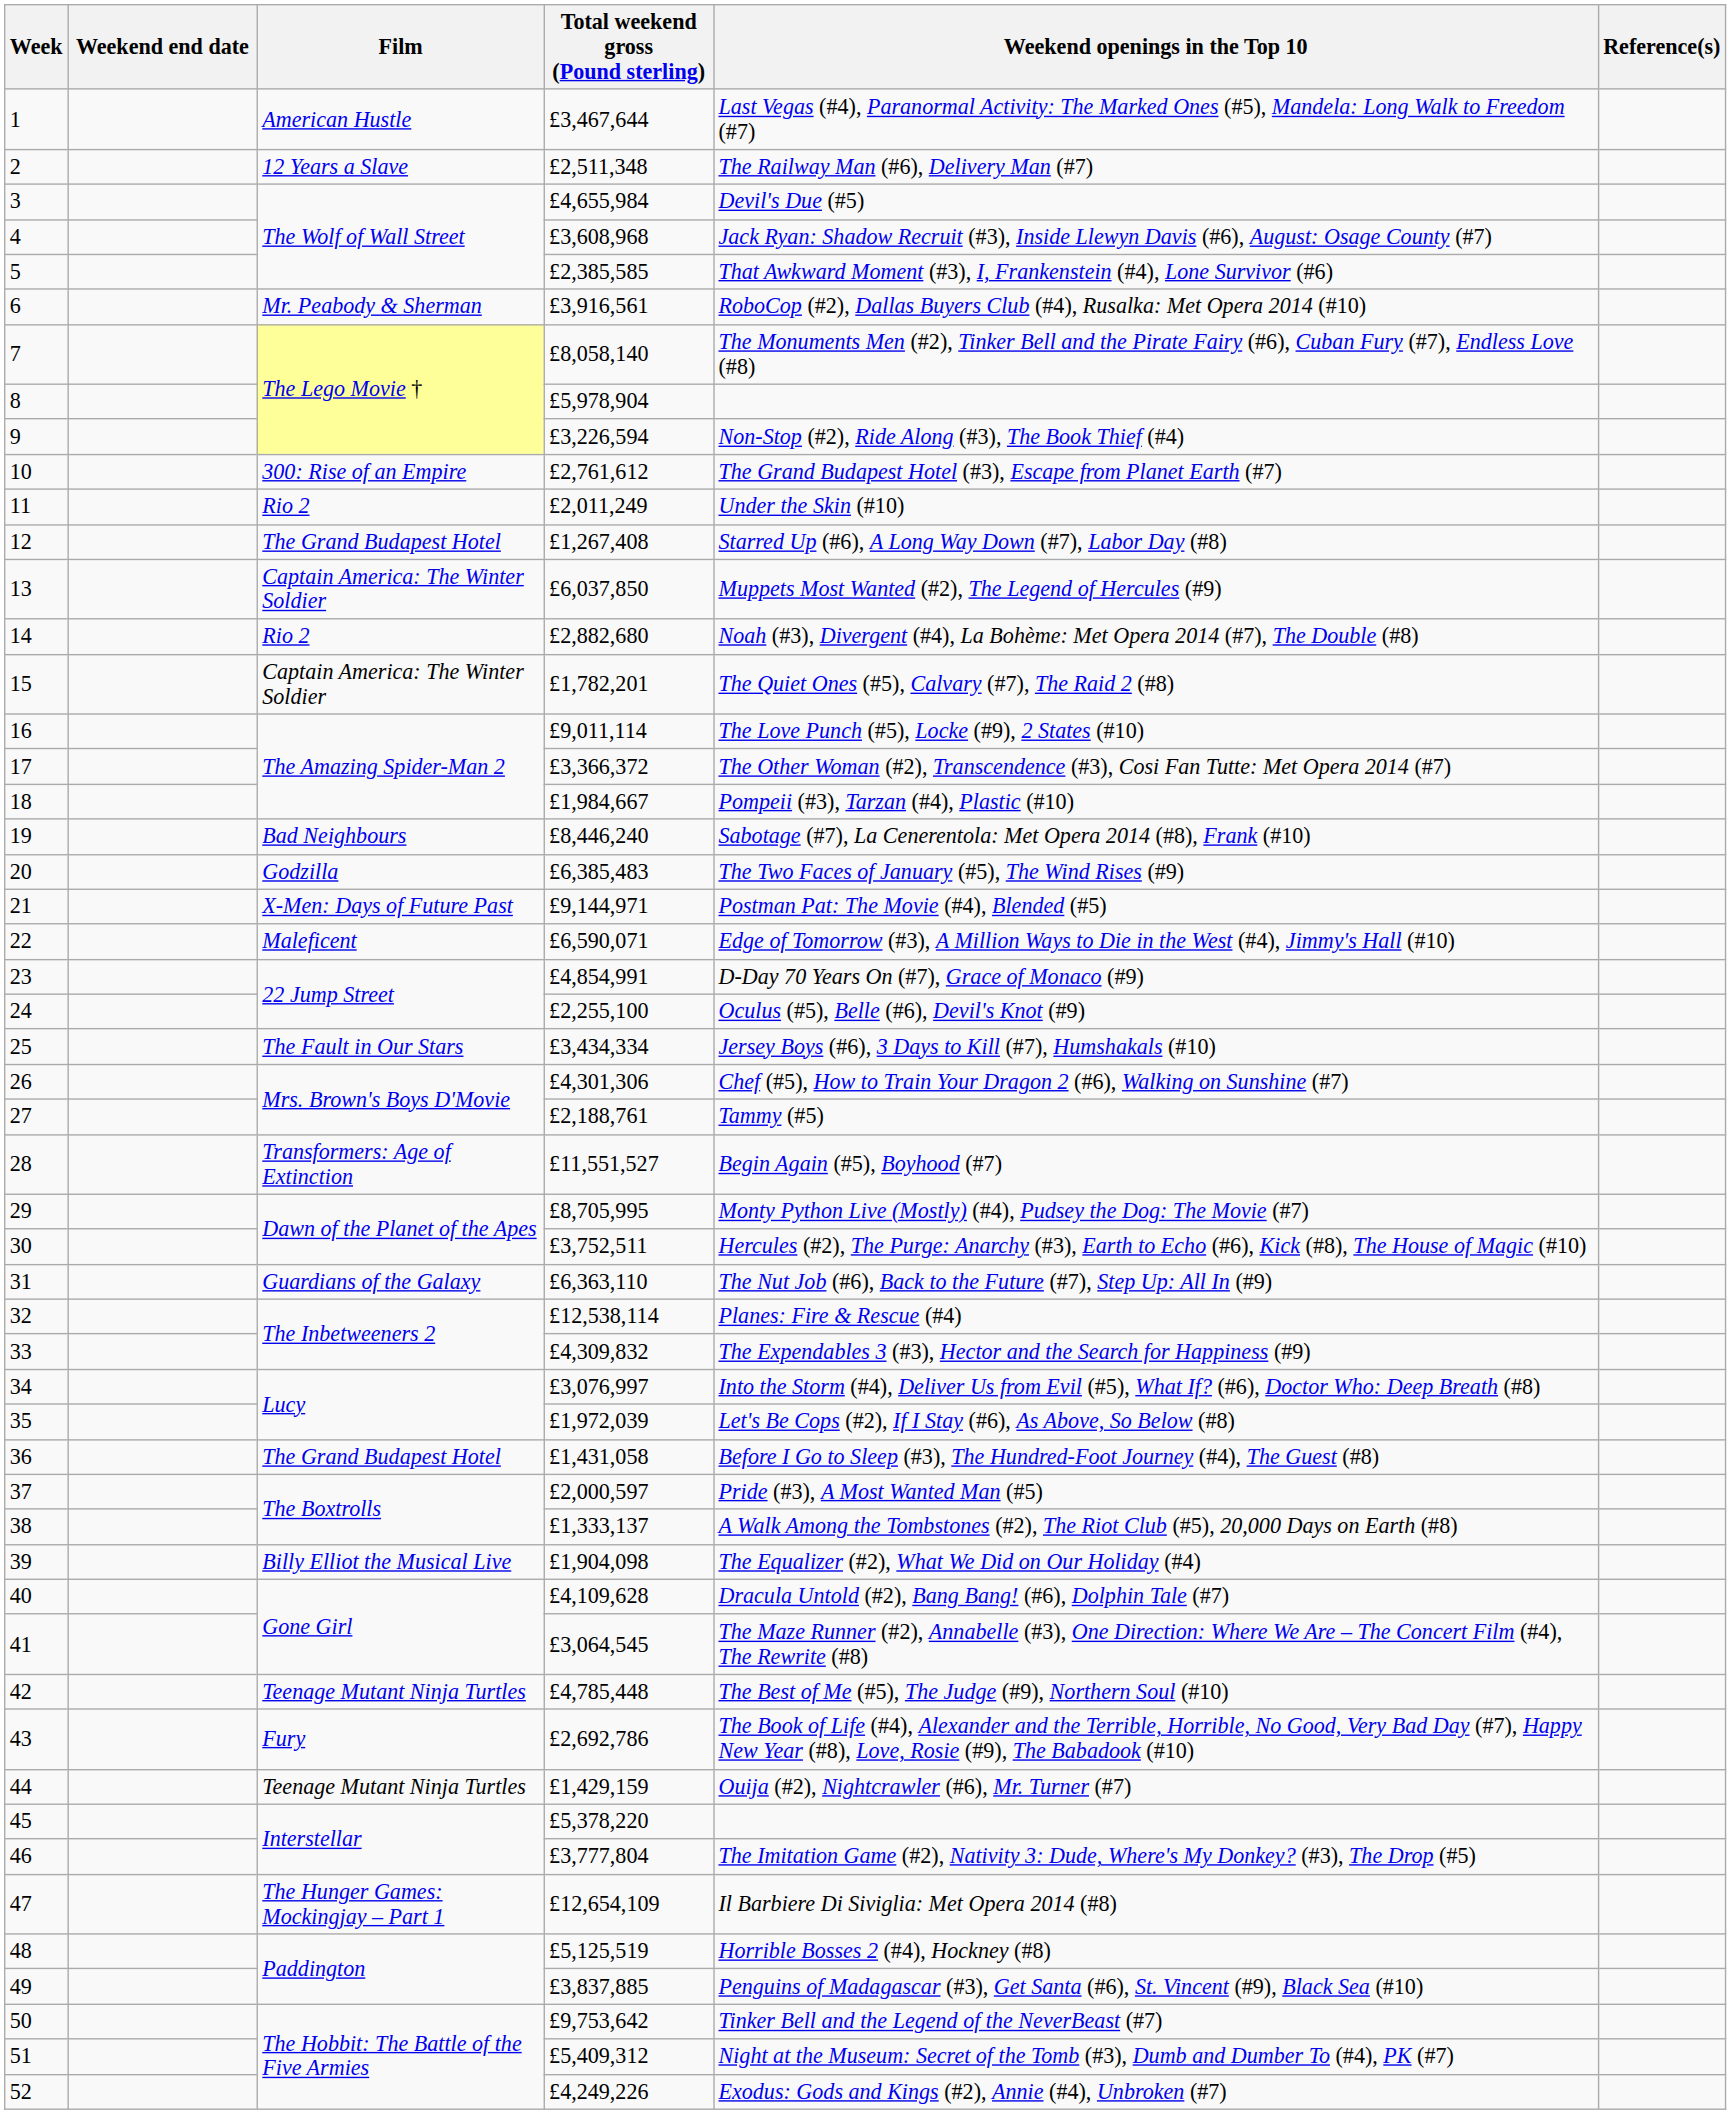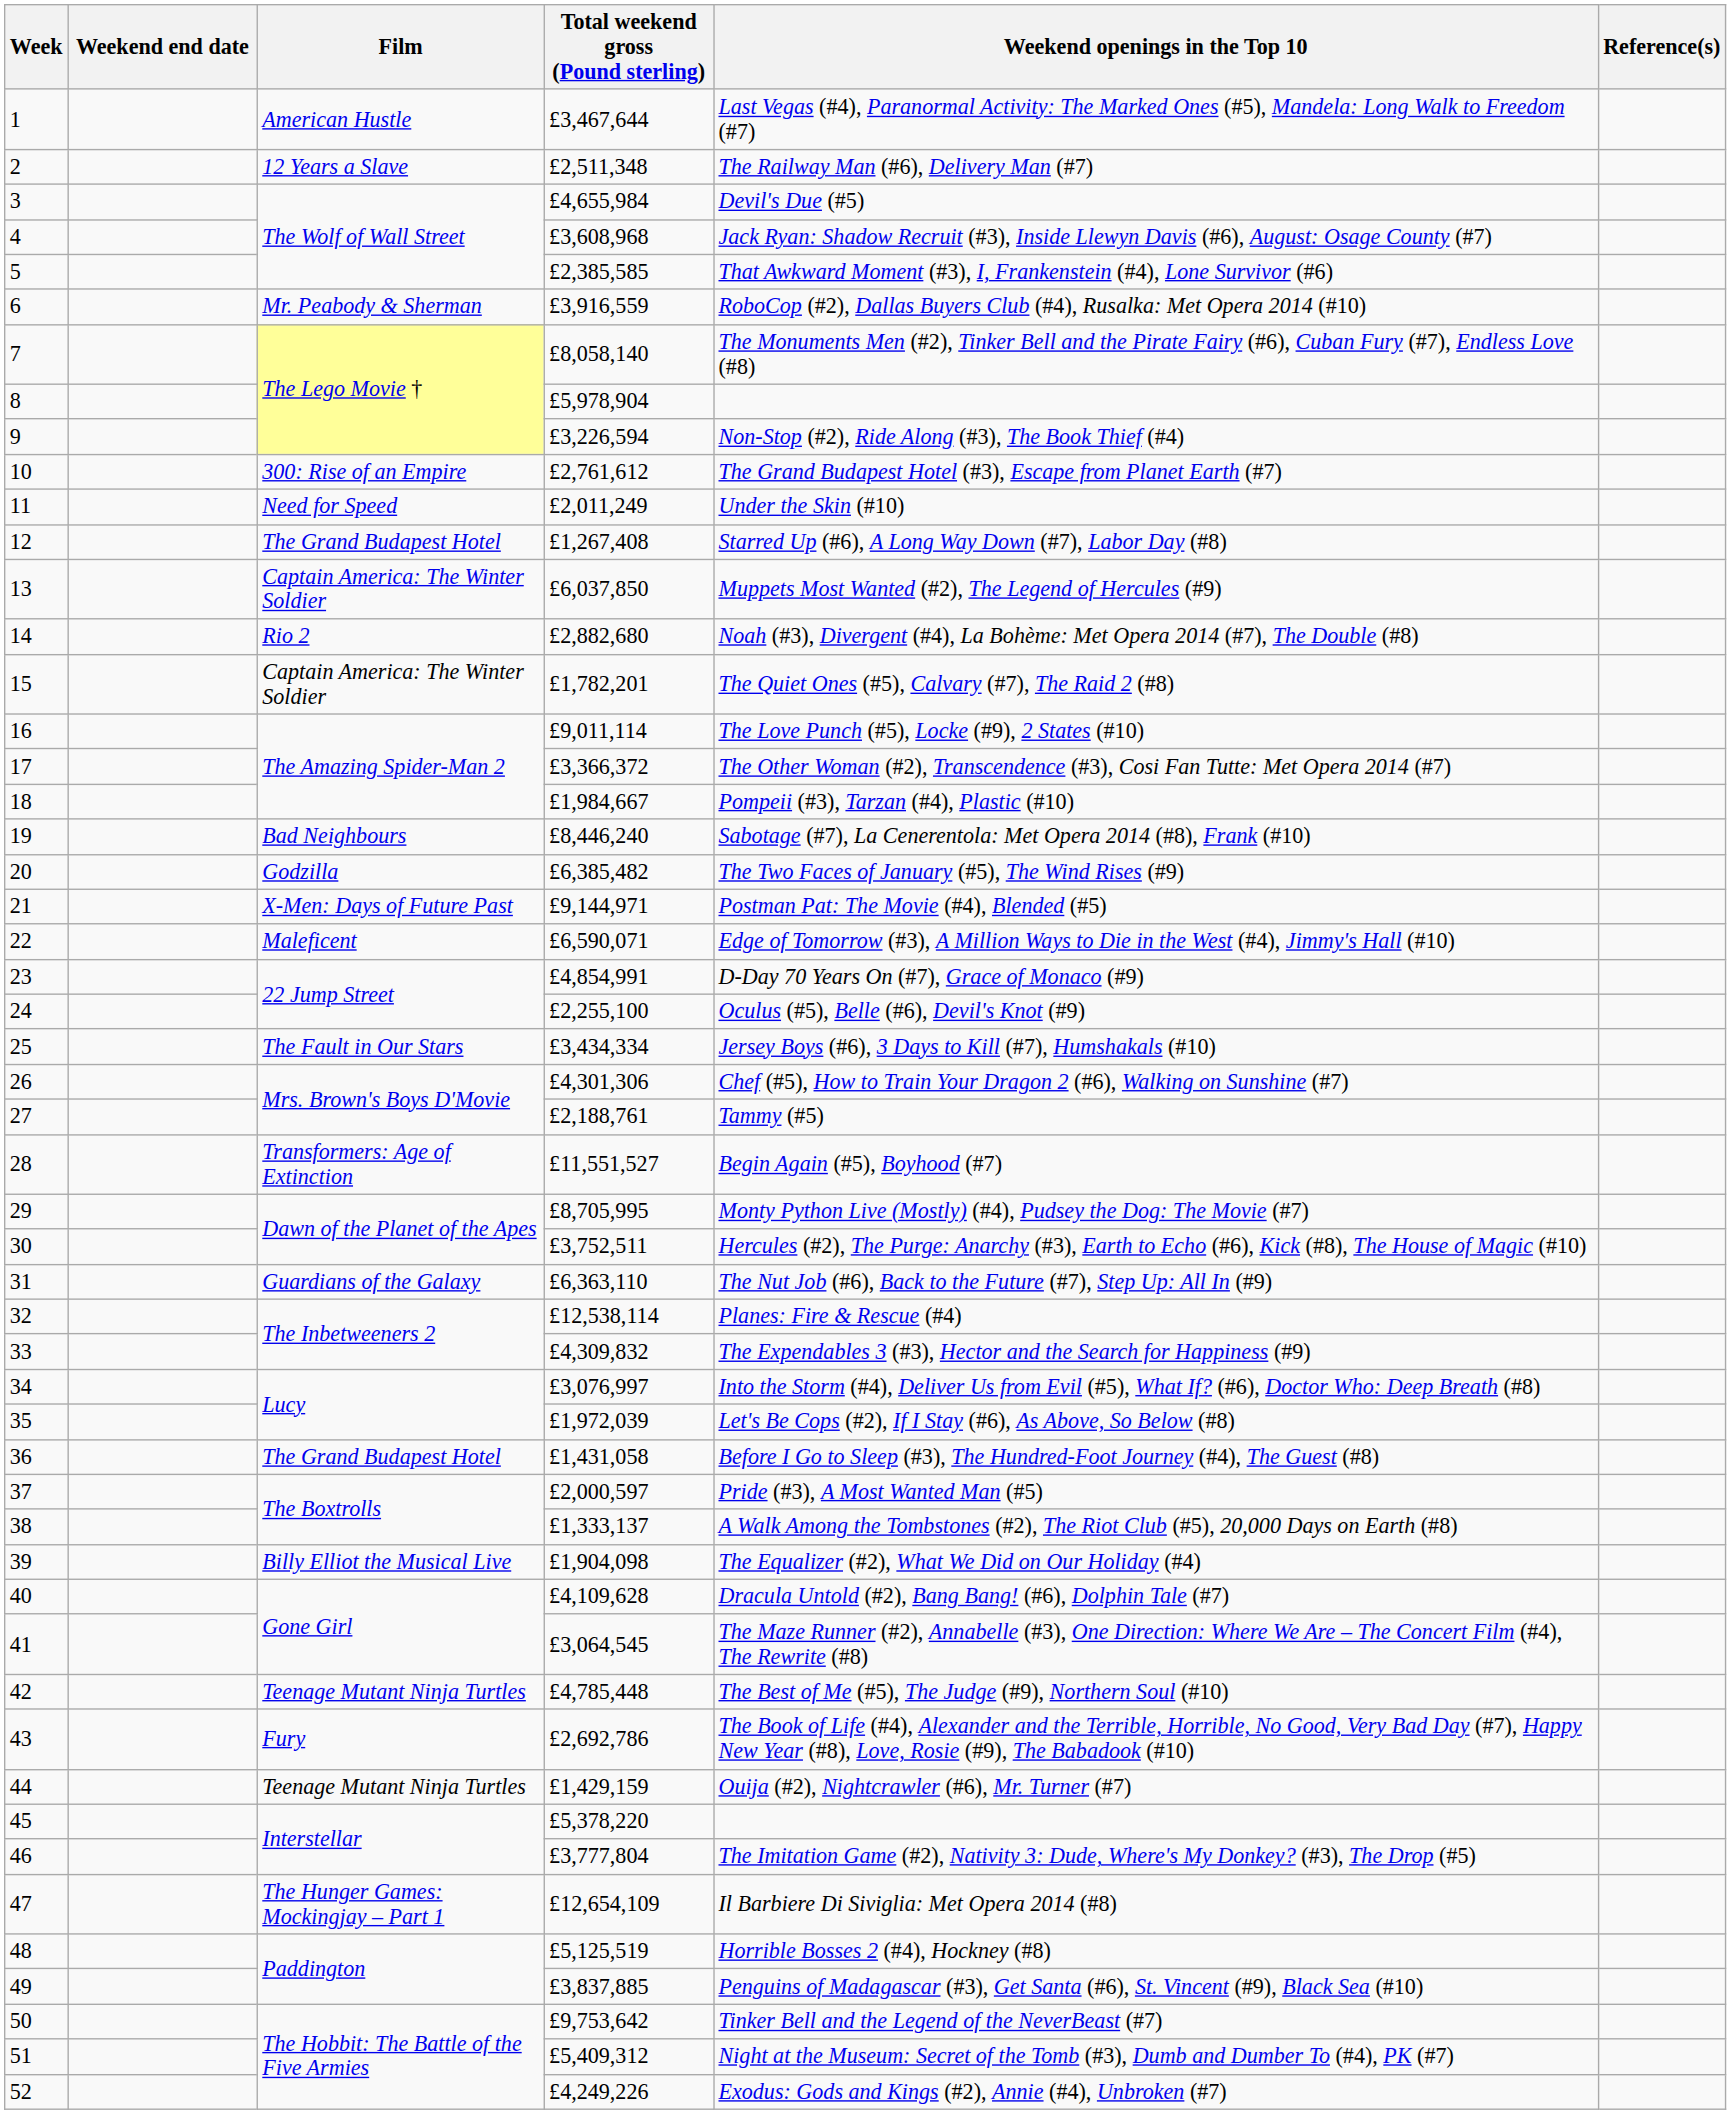(599, 306) £3,916,561 -> (599, 306) £3,916,559
(286, 506) Rio 2 -> (330, 506) Need for Speed
(599, 871) £6,385,483 -> (599, 871) £6,385,482
